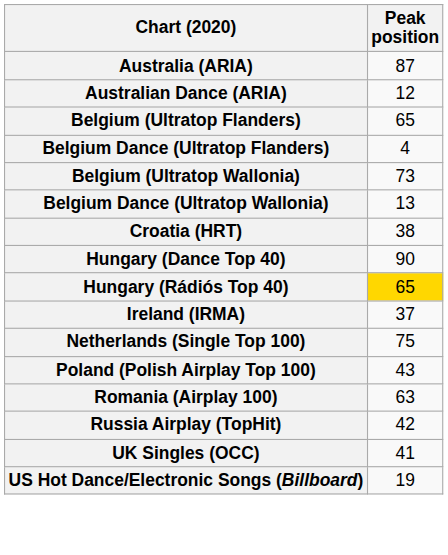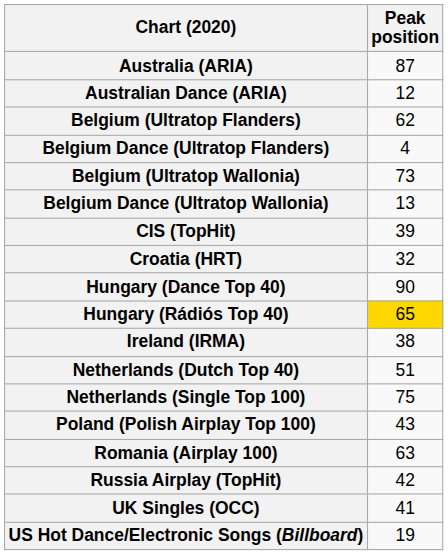(405, 120) 65 -> (405, 120) 62
+ row: (186, 231)
(405, 231) 38 -> (405, 259) 32
(405, 314) 37 -> (405, 342) 38
+ row: (186, 369)
